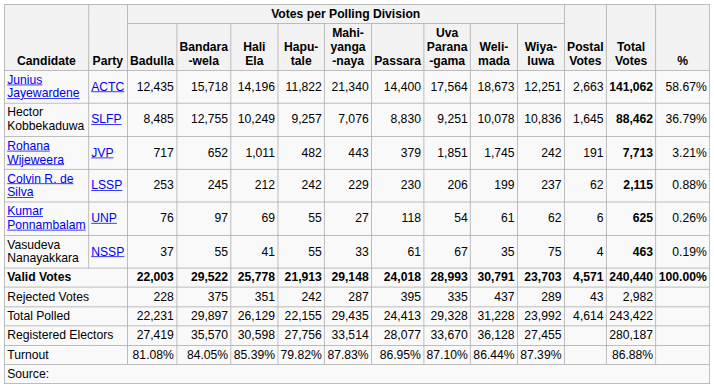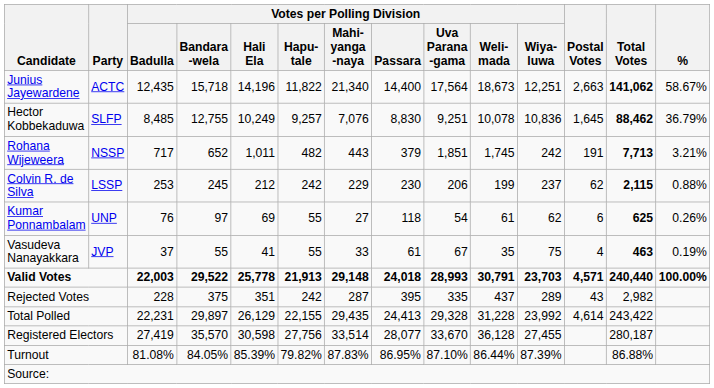(102, 152) JVP -> (108, 152) NSSP
(108, 251) NSSP -> (102, 251) JVP
